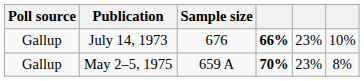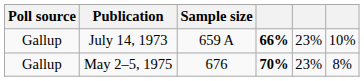(217, 40) 676 -> (217, 40) 659 A
(217, 64) 659 A -> (217, 64) 676
